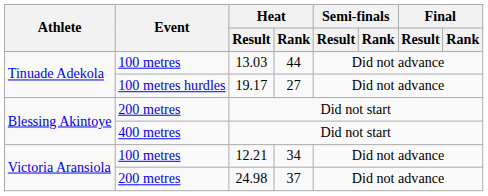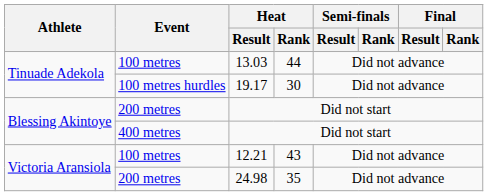(294, 86) 27 -> (294, 86) 30
(294, 156) 34 -> (294, 156) 43
(294, 179) 37 -> (294, 179) 35
